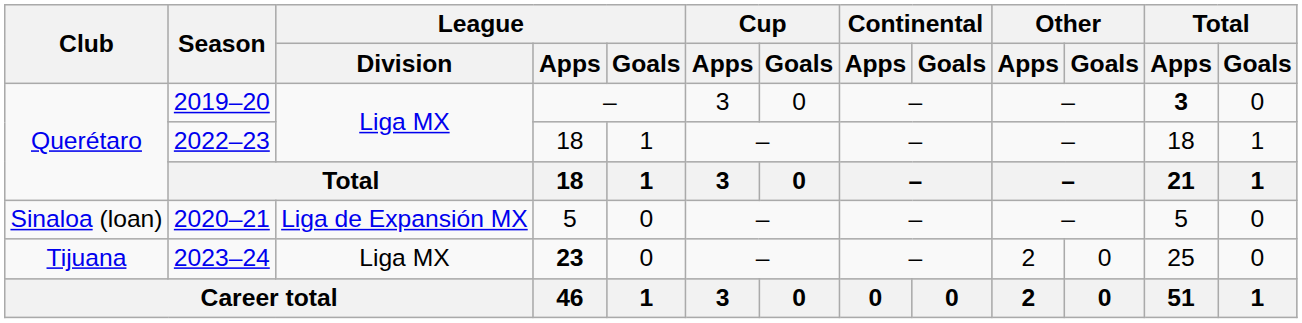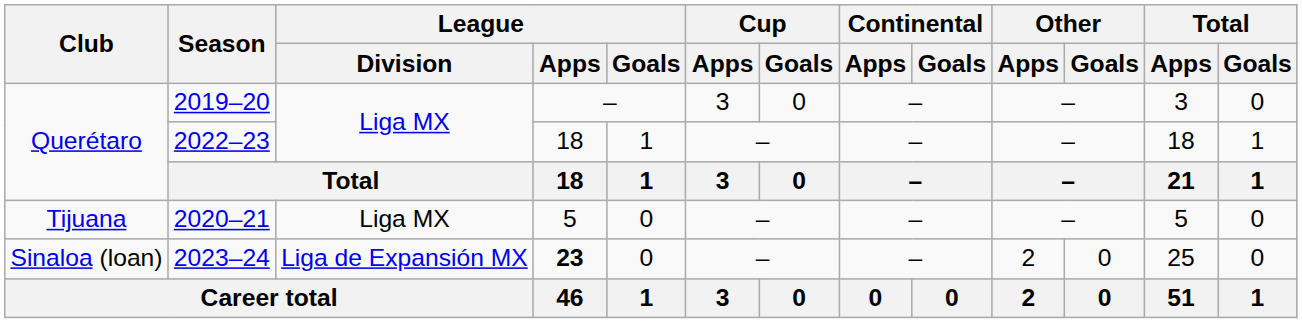(1181, 102) bold -> (1181, 102) normal
(86, 219) Sinaloa (loan) -> (86, 219) Tijuana
(404, 219) Liga de Expansión MX -> (404, 219) Liga MX
(86, 258) Tijuana -> (86, 258) Sinaloa (loan)
(404, 258) Liga MX -> (404, 258) Liga de Expansión MX
